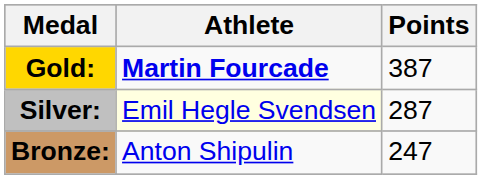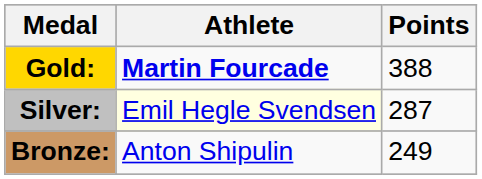(410, 67) 387 -> (410, 67) 388
(410, 151) 247 -> (410, 151) 249
